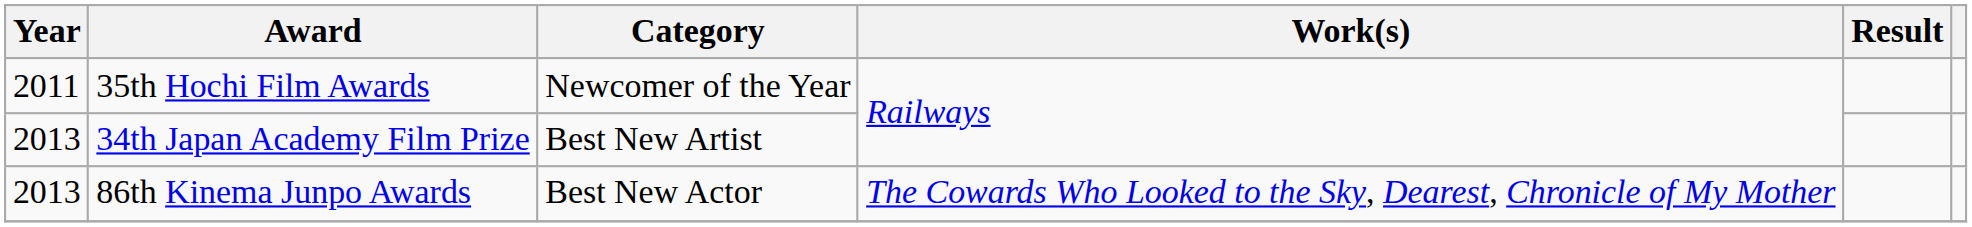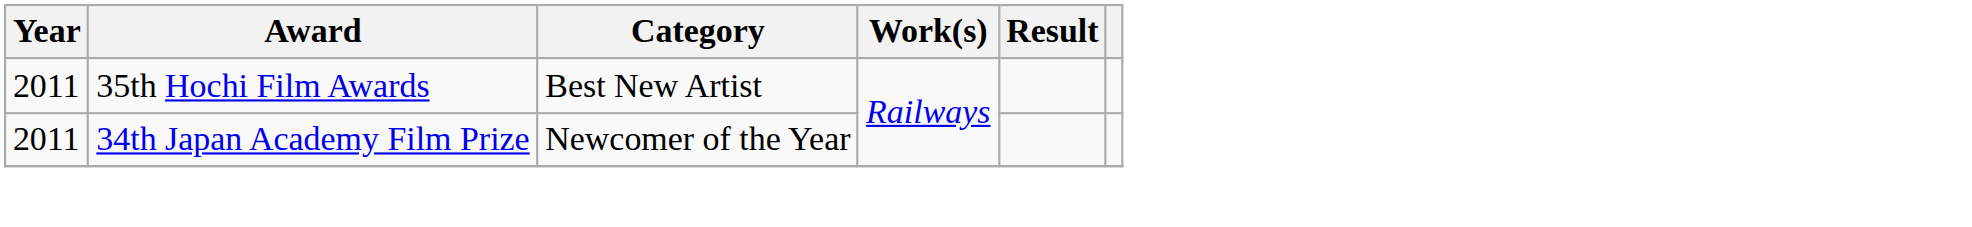(698, 85) Newcomer of the Year -> (654, 85) Best New Artist
(47, 138) 2013 -> (46, 138) 2011
(654, 138) Best New Artist -> (698, 138) Newcomer of the Year
- row: (284, 192)
